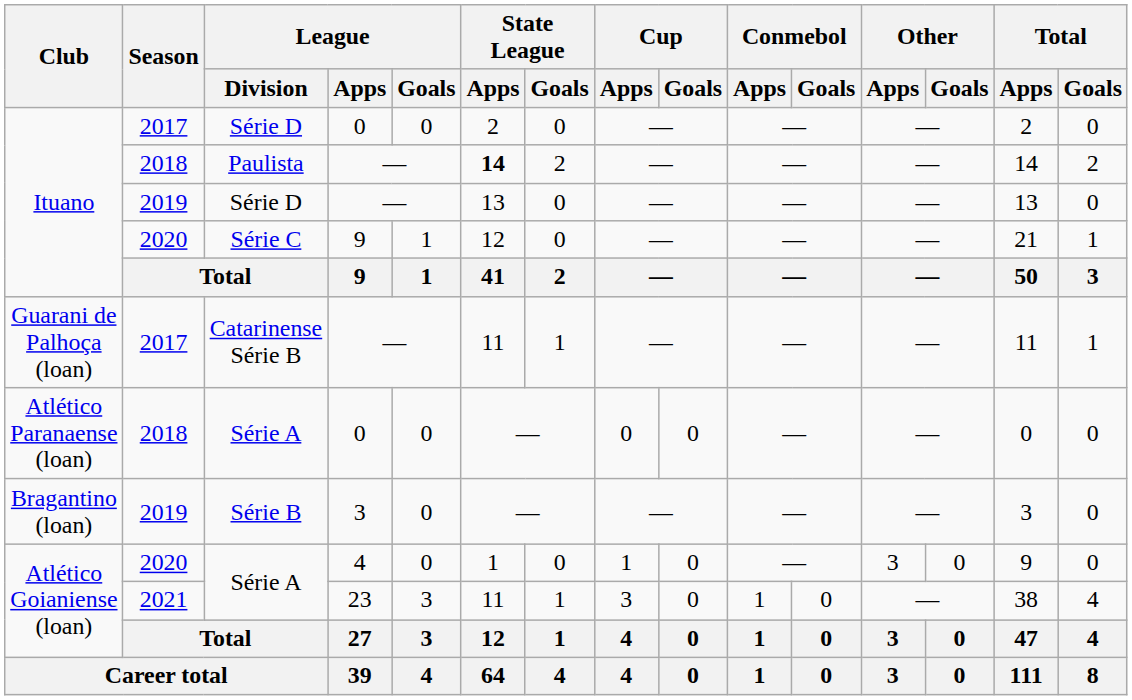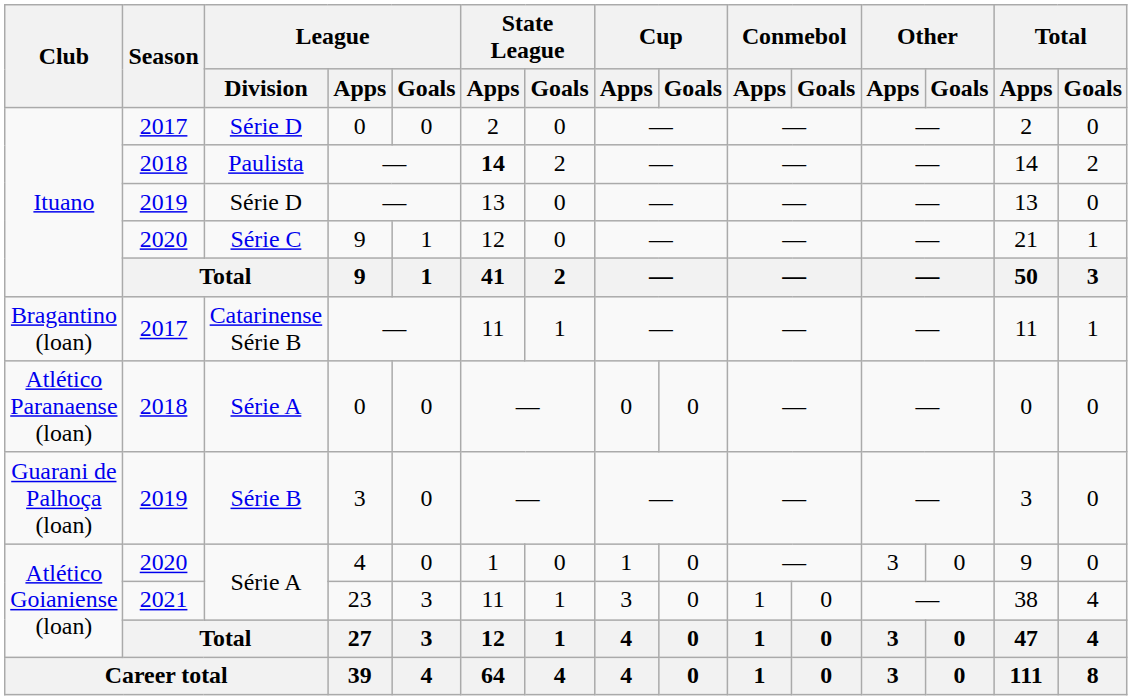(64, 341) Guarani de Palhoça (loan) -> (64, 328) Bragantino (loan)
(64, 511) Bragantino (loan) -> (64, 497) Guarani de Palhoça (loan)
